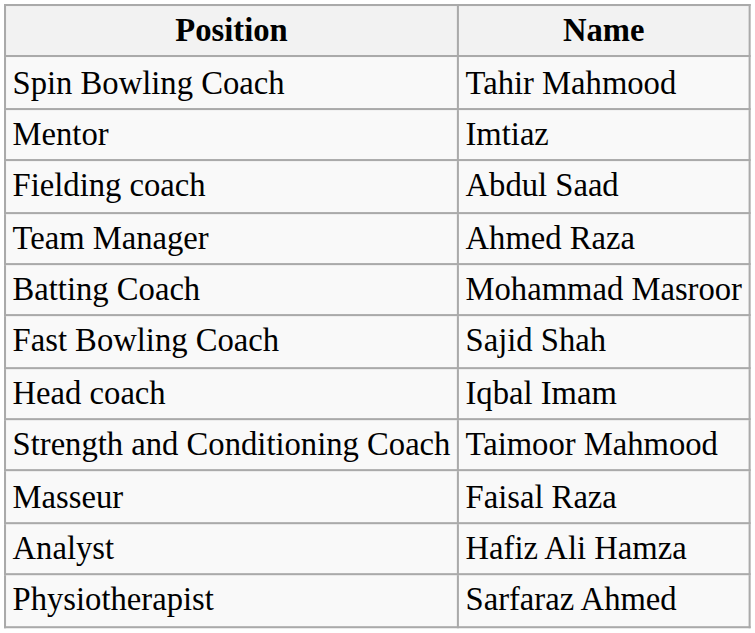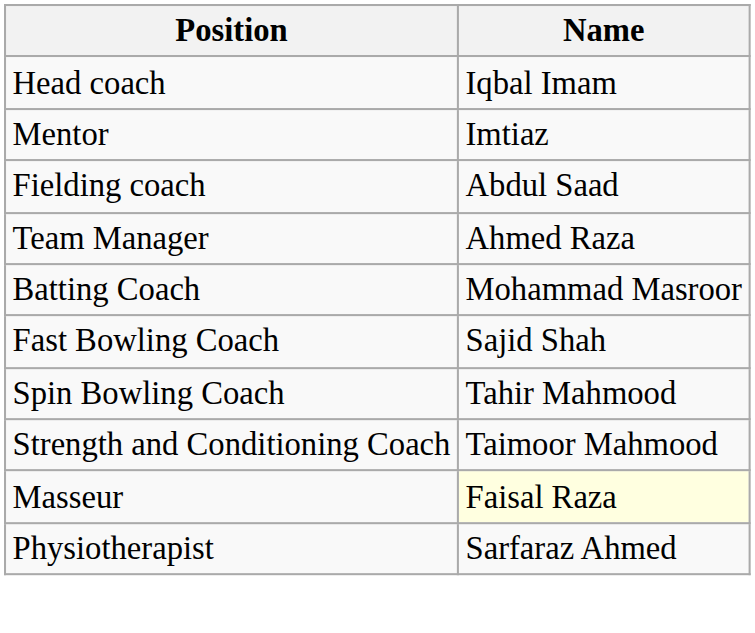rows swapped: (89, 392) <-> (149, 82)
(541, 496) no background -> (541, 496) lightyellow background
- row: (63, 548)
